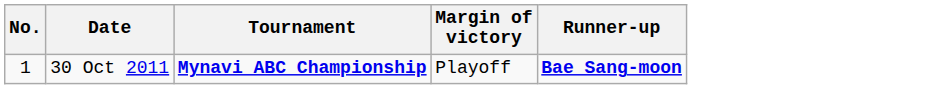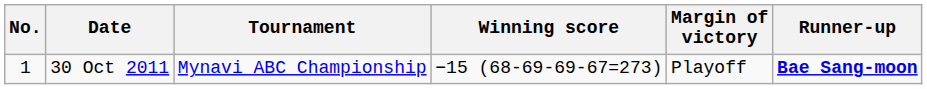+ column: (549, 30)
(302, 69) bold -> (302, 69) normal
